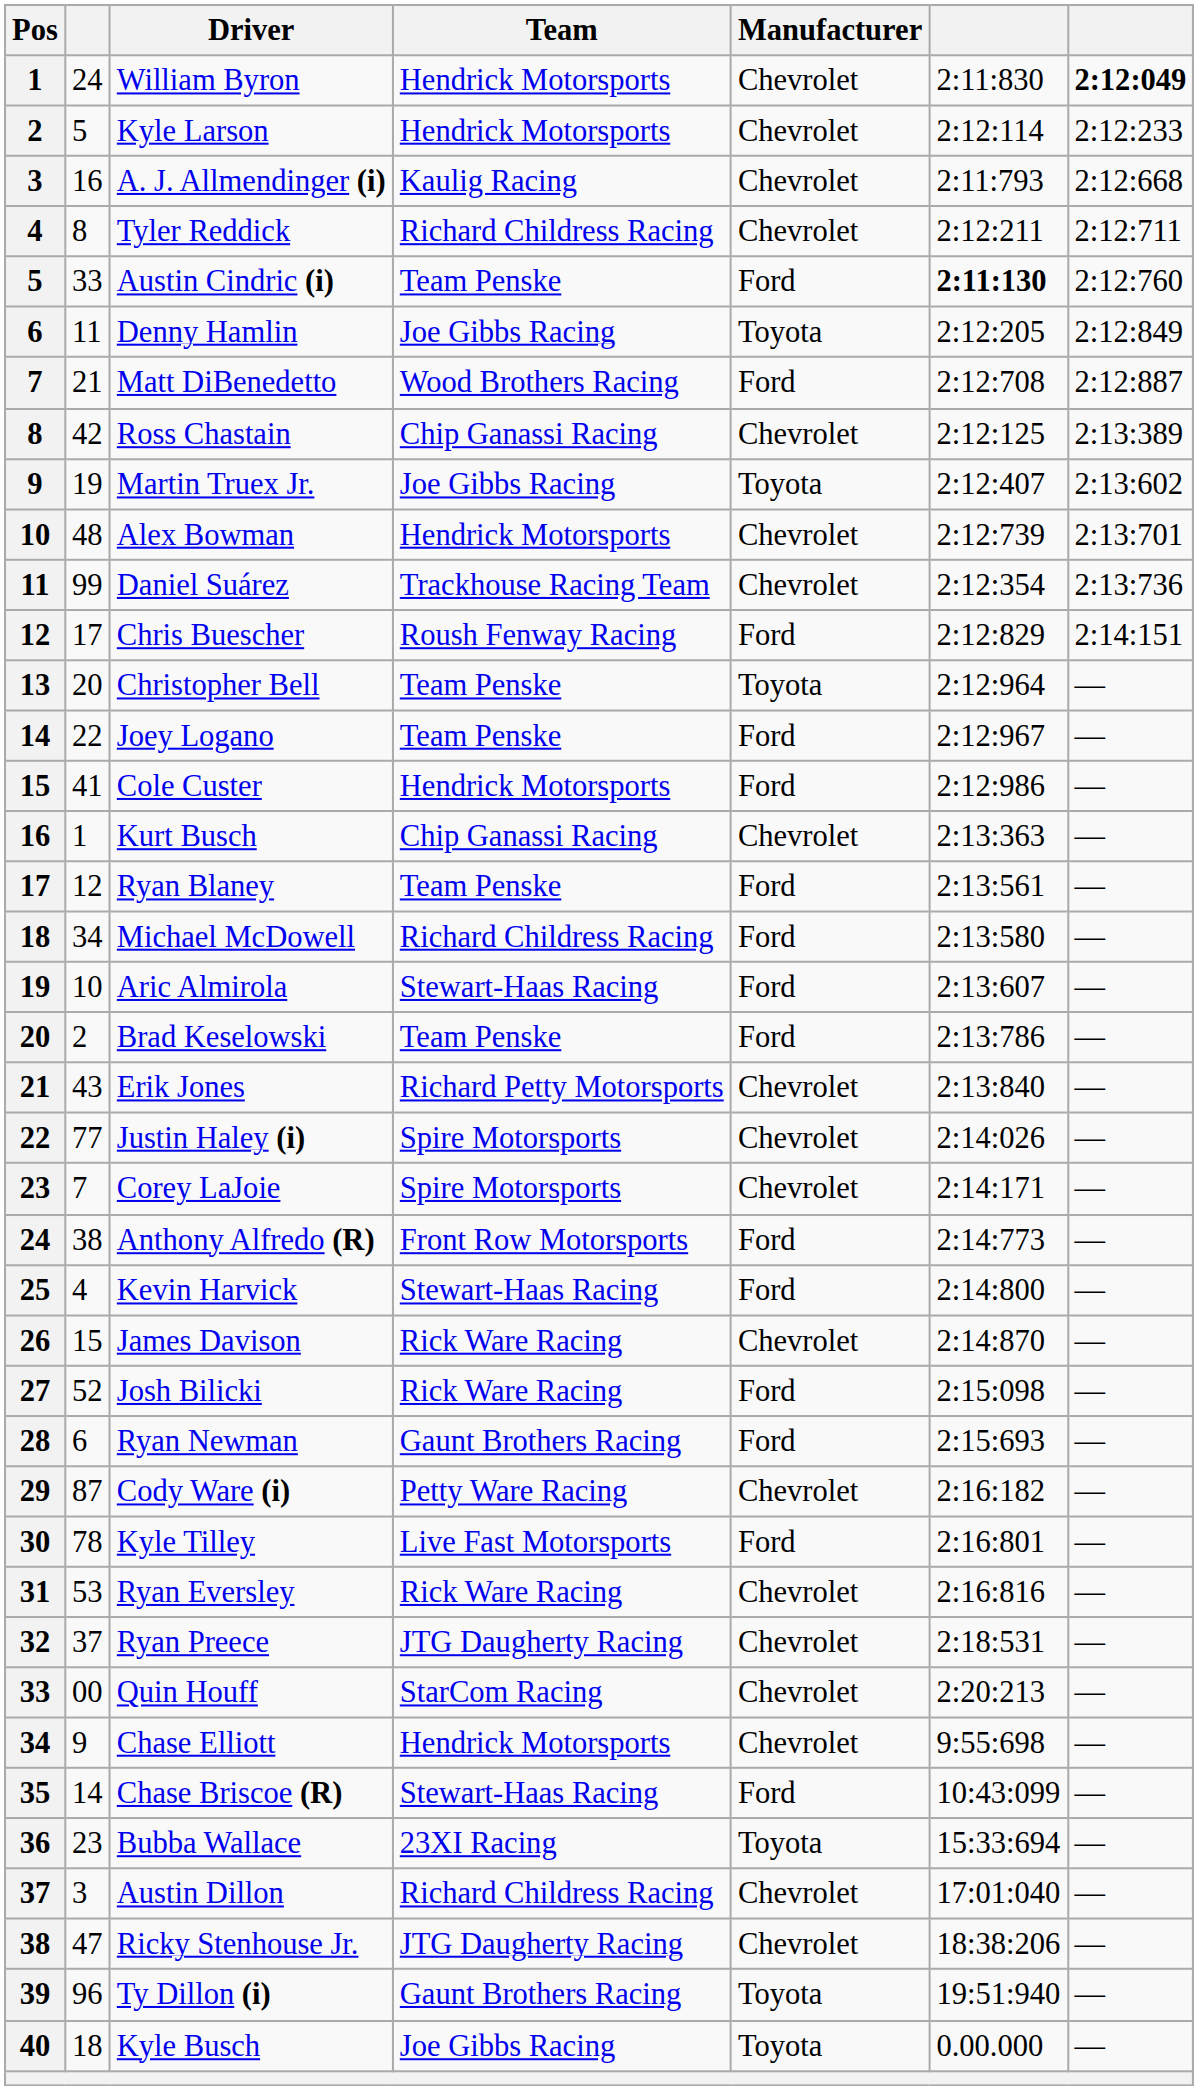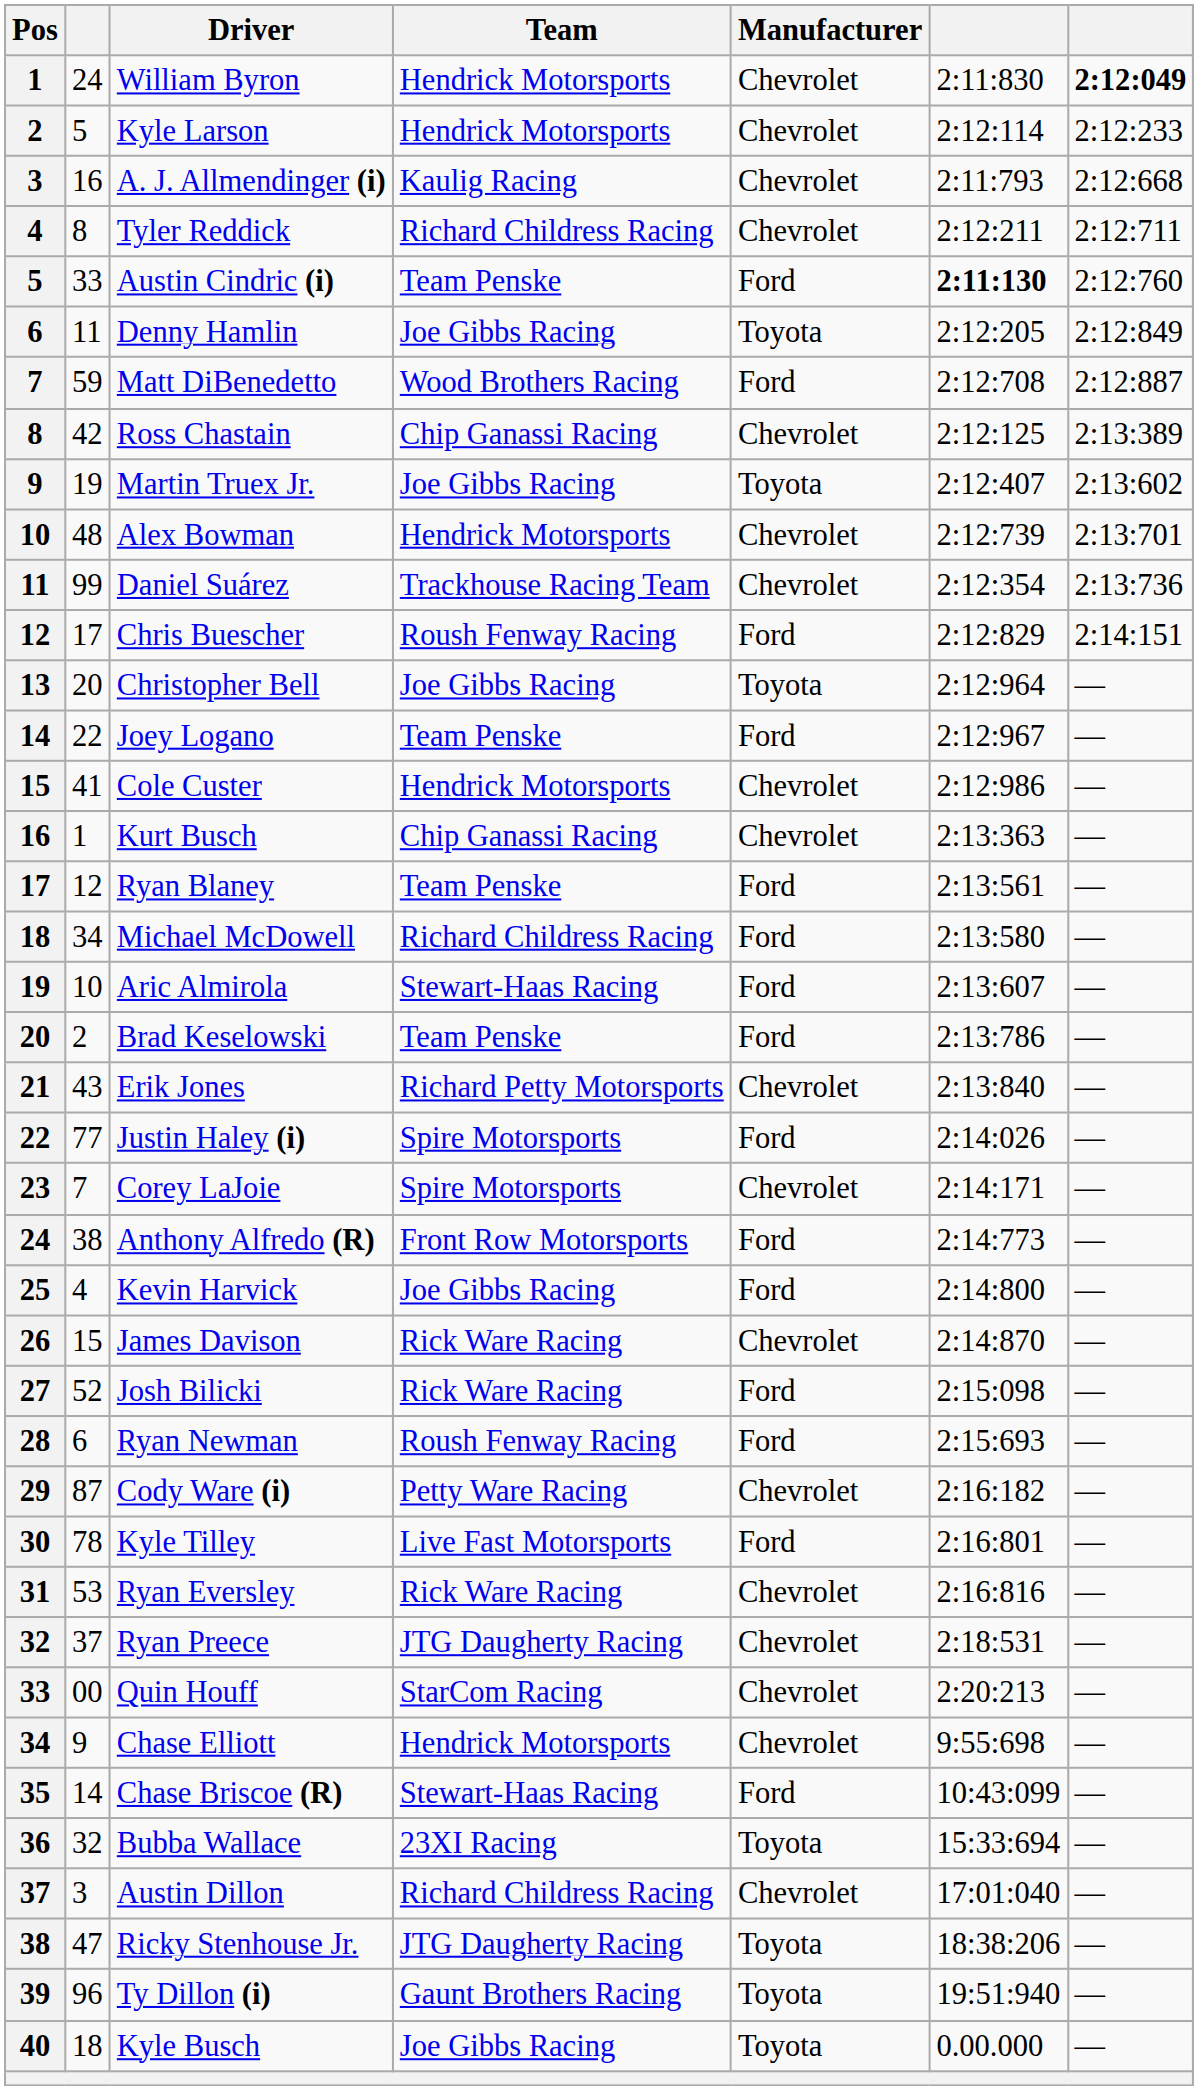(87, 382) 21 -> (87, 382) 59
(481, 684) Team Penske -> (508, 684) Joe Gibbs Racing
(767, 785) Ford -> (798, 785) Chevrolet
(798, 1138) Chevrolet -> (767, 1138) Ford
(529, 1289) Stewart-Haas Racing -> (508, 1289) Joe Gibbs Racing
(541, 1440) Gaunt Brothers Racing -> (538, 1440) Roush Fenway Racing
(87, 1843) 23 -> (87, 1843) 32
(798, 1944) Chevrolet -> (780, 1944) Toyota
